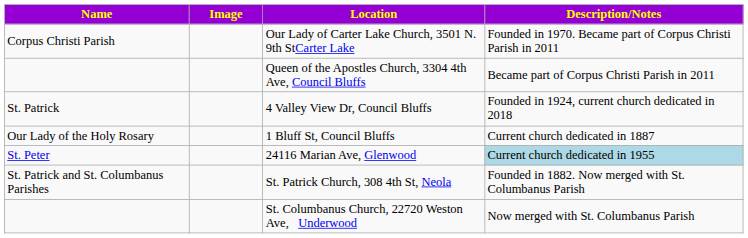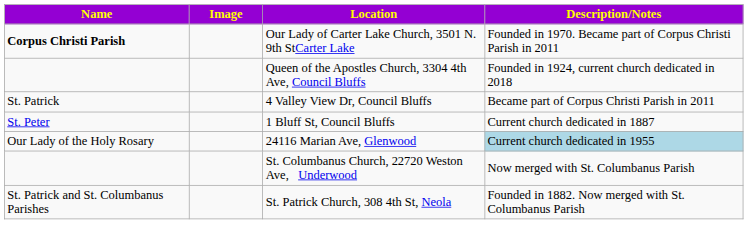(61, 41) normal -> (66, 41) bold
(601, 75) Became part of Corpus Christi Parish in 2011 -> (601, 75) Founded in 1924, current church dedicated in 2018
(601, 108) Founded in 1924, current church dedicated in 2018 -> (601, 101) Became part of Corpus Christi Parish in 2011
(81, 135) Our Lady of the Holy Rosary -> (28, 121) St. Peter
(28, 155) St. Peter -> (81, 141) Our Lady of the Holy Rosary
rows swapped: (359, 182) <-> (364, 216)
